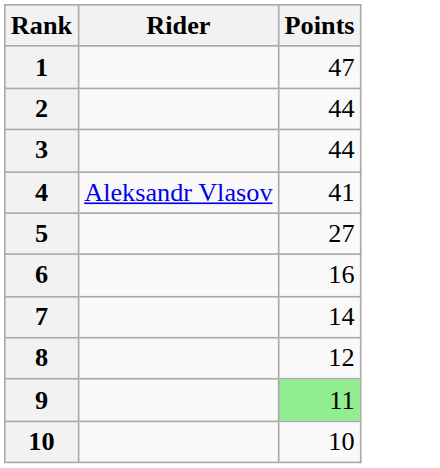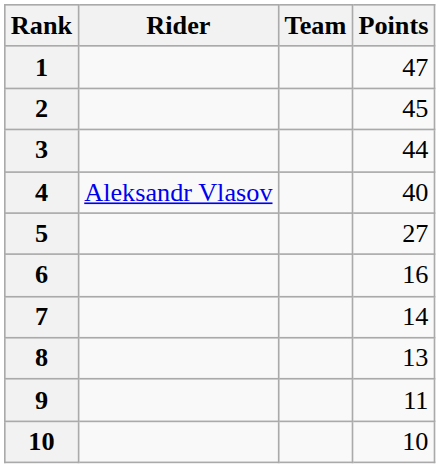+ column: (315, 25)
(341, 108) 44 -> (415, 108) 45
(341, 191) 41 -> (415, 191) 40
(341, 358) 12 -> (415, 358) 13
(342, 399) lightgreen background -> (416, 399) no background
